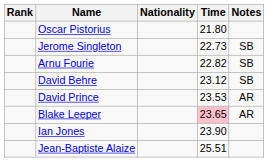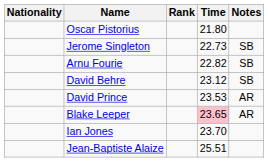columns swapped: (20, 13) <-> (167, 13)
(213, 132) 23.90 -> (213, 132) 23.70
